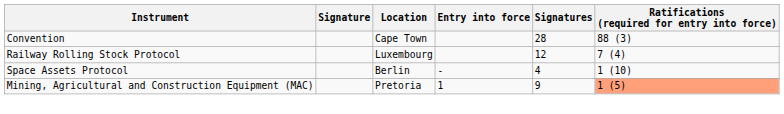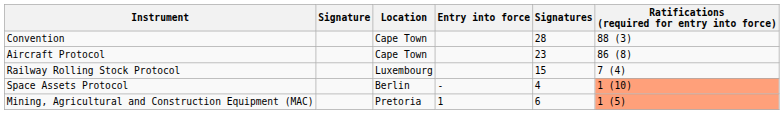+ row: (56, 55)
(540, 55) 12 -> (540, 70) 15
(615, 70) no background -> (615, 86) lightsalmon background
(538, 86) 9 -> (538, 102) 6
